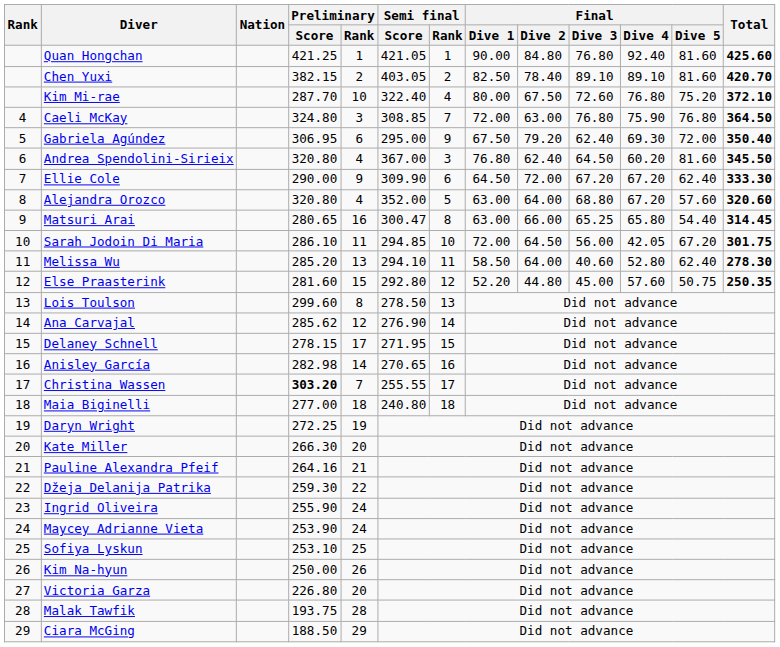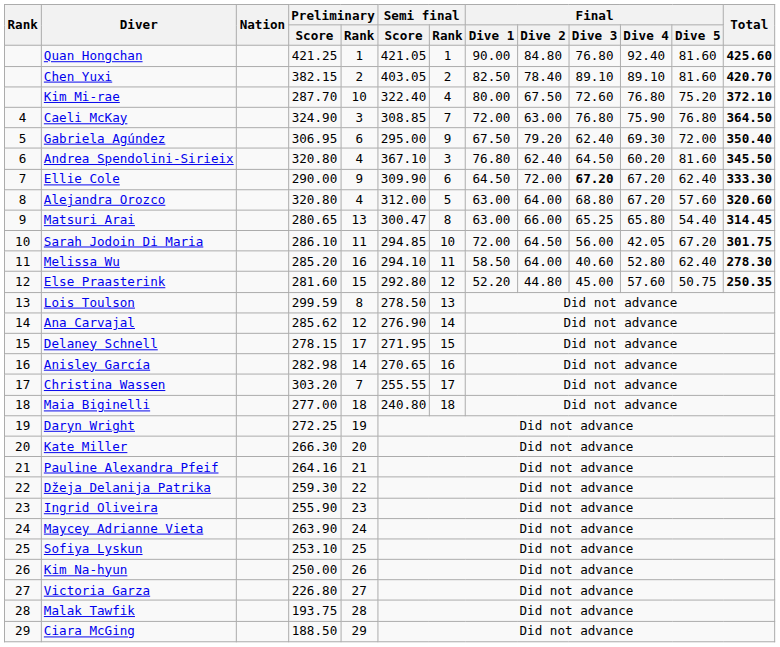(314, 118) 324.80 -> (314, 118) 324.90
(404, 159) 367.00 -> (404, 159) 367.10
(595, 179) normal -> (595, 179) bold
(404, 200) 352.00 -> (404, 200) 312.00
(359, 220) 16 -> (359, 220) 13
(359, 261) 13 -> (359, 261) 16
(314, 302) 299.60 -> (314, 302) 299.59
(314, 385) bold -> (314, 385) normal
(359, 508) 24 -> (359, 508) 23
(314, 529) 253.90 -> (314, 529) 263.90
(359, 590) 20 -> (359, 590) 27
